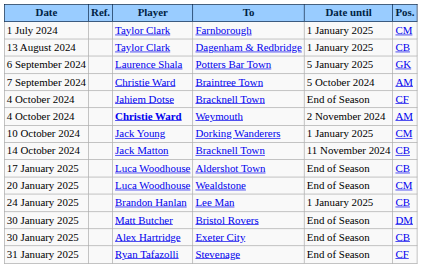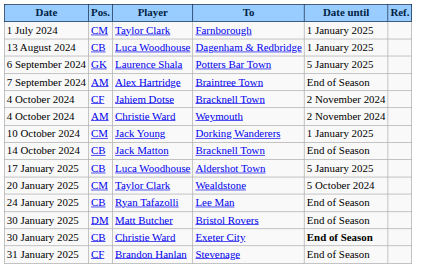columns swapped: (405, 13) <-> (101, 13)
(143, 47) Taylor Clark -> (153, 47) Luca Woodhouse
(145, 82) Christie Ward -> (148, 82) Alex Hartridge
(341, 82) 5 October 2024 -> (338, 82) End of Season
(338, 99) End of Season -> (346, 99) 2 November 2024
(148, 116) bold -> (145, 116) normal
(349, 151) 11 November 2024 -> (338, 151) End of Season
(338, 168) End of Season -> (340, 168) 5 January 2025
(153, 185) Luca Woodhouse -> (143, 185) Taylor Clark
(338, 185) End of Season -> (341, 185) 5 October 2024
(151, 202) Brandon Hanlan -> (147, 202) Ryan Tafazolli
(340, 202) 1 January 2025 -> (338, 202) End of Season
(148, 237) Alex Hartridge -> (145, 237) Christie Ward
(338, 237) normal -> (340, 237) bold
(147, 254) Ryan Tafazolli -> (151, 254) Brandon Hanlan
